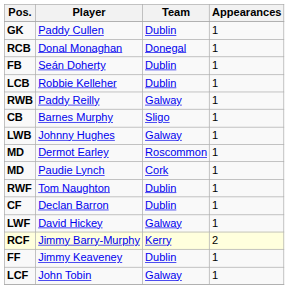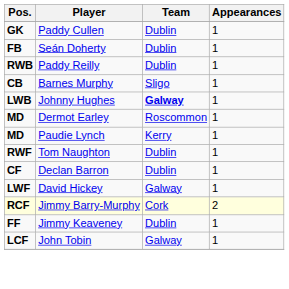- row: (80, 48)
- row: (77, 83)
(163, 100) Galway -> (161, 65) Dublin
(163, 135) normal -> (164, 100) bold
(157, 170) Cork -> (158, 135) Kerry
(158, 240) Kerry -> (157, 205) Cork
